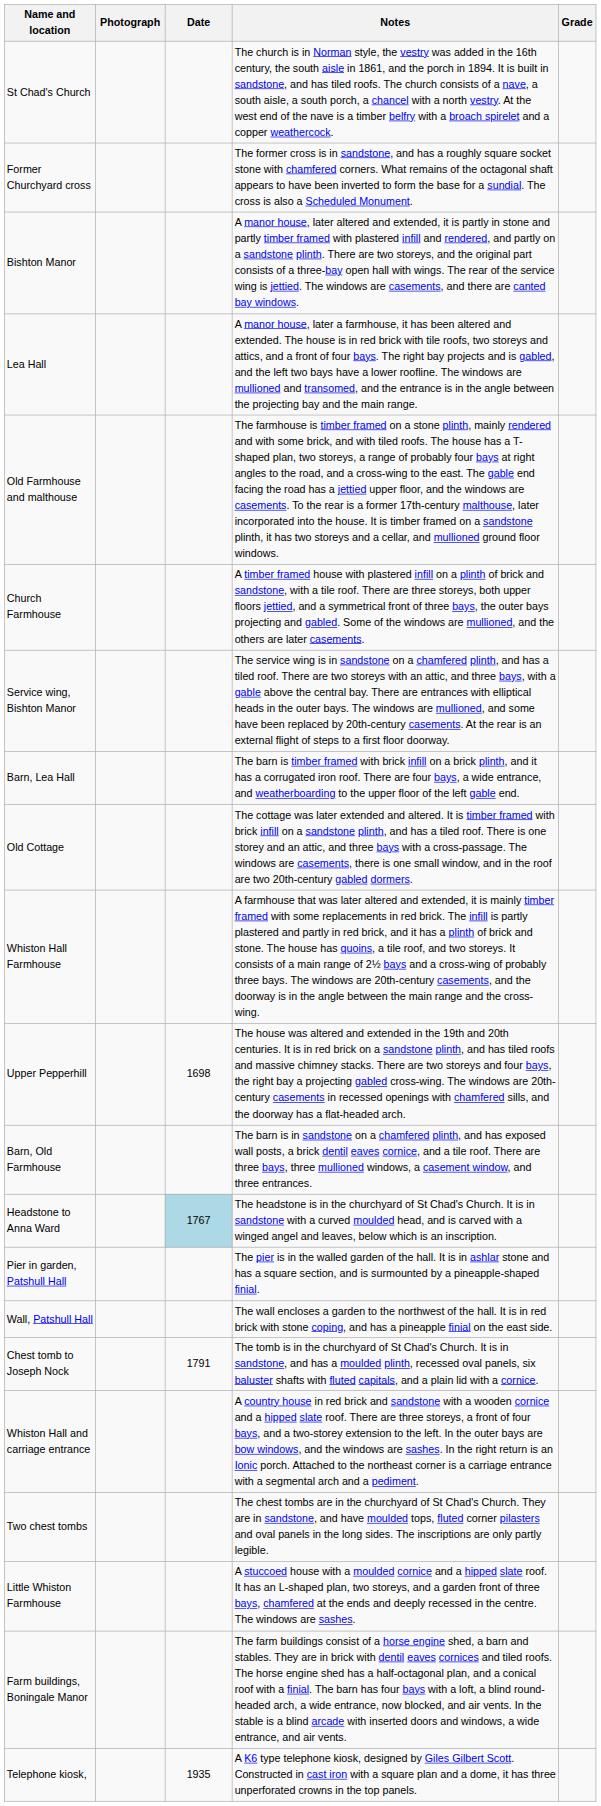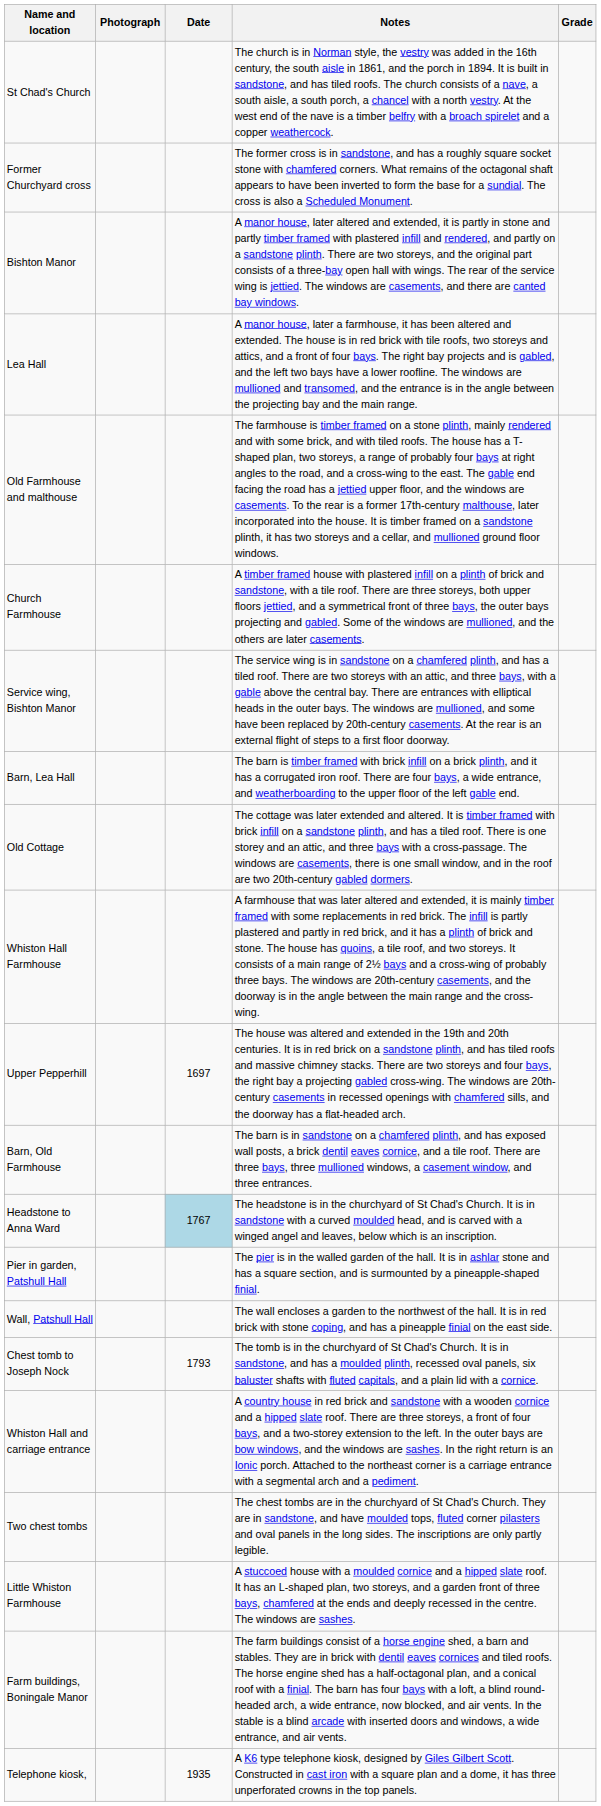(199, 1074) 1698 -> (199, 1074) 1697
(199, 1364) 1791 -> (199, 1364) 1793
